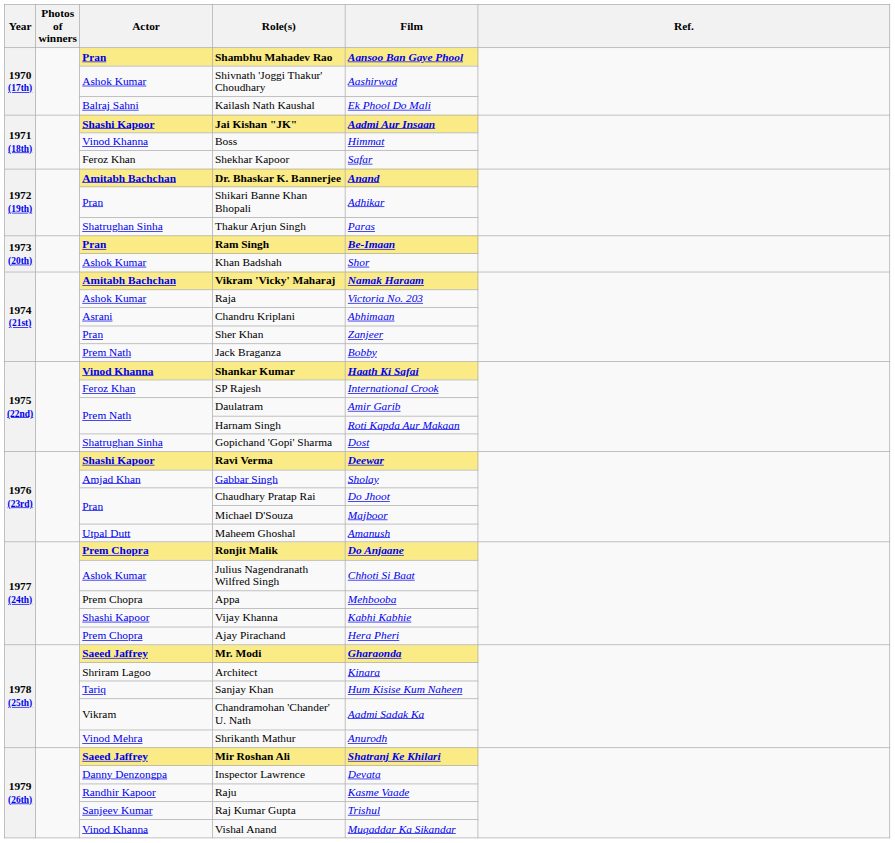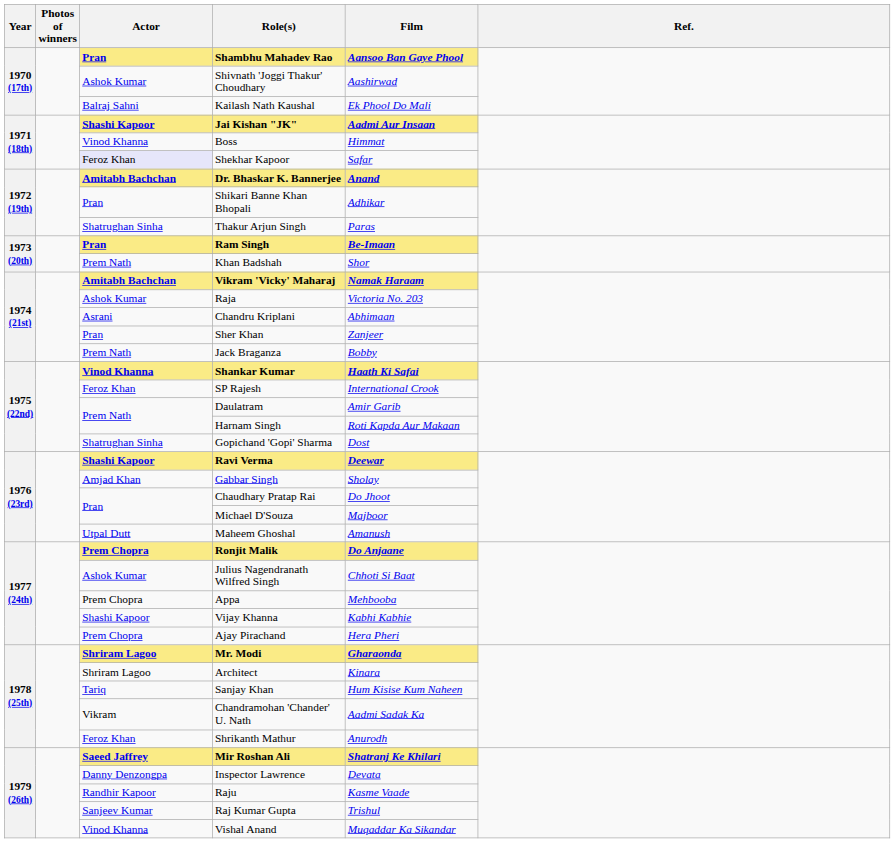(109, 159) no background -> (109, 159) lavender background
(114, 262) Ashok Kumar -> (107, 262) Prem Nath
(115, 653) Saeed Jaffrey -> (119, 653) Shriram Lagoo
(112, 738) Vinod Mehra -> (109, 738) Feroz Khan
